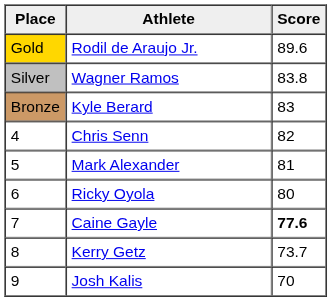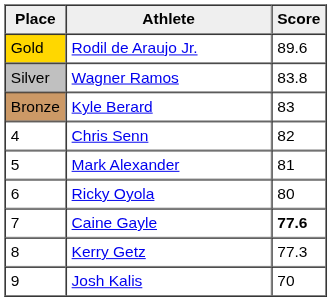(292, 252) 73.7 -> (292, 252) 77.3
